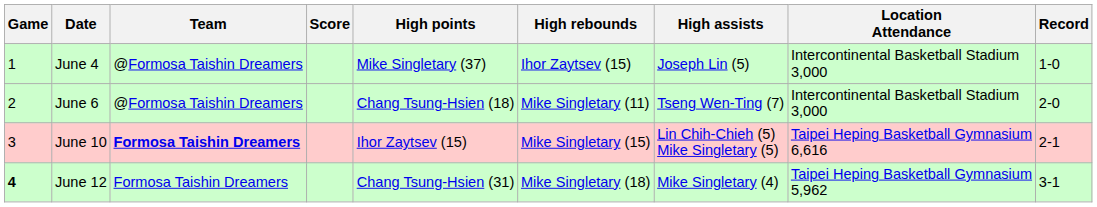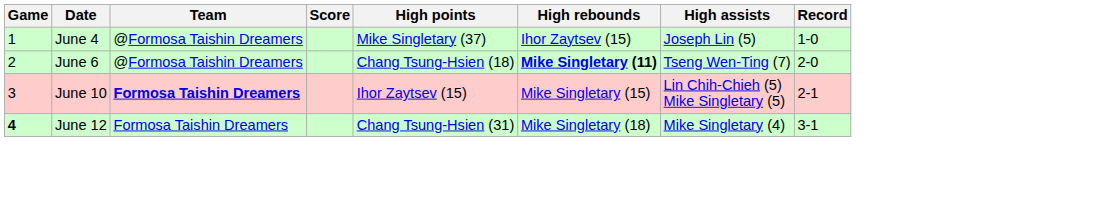- column: (911, 24)
(585, 103) normal -> (589, 62) bold
